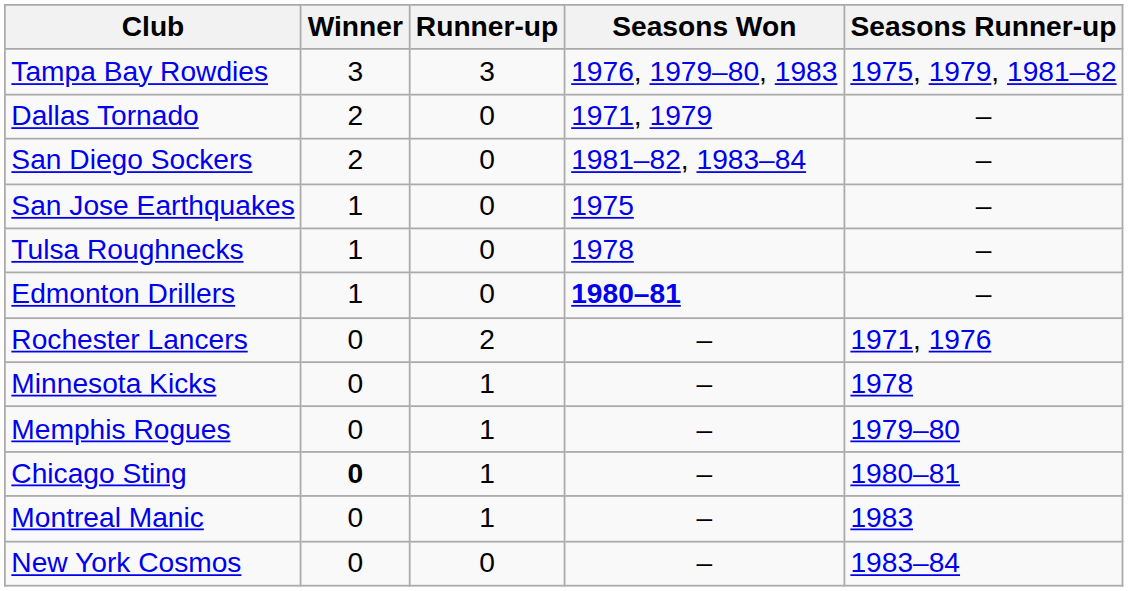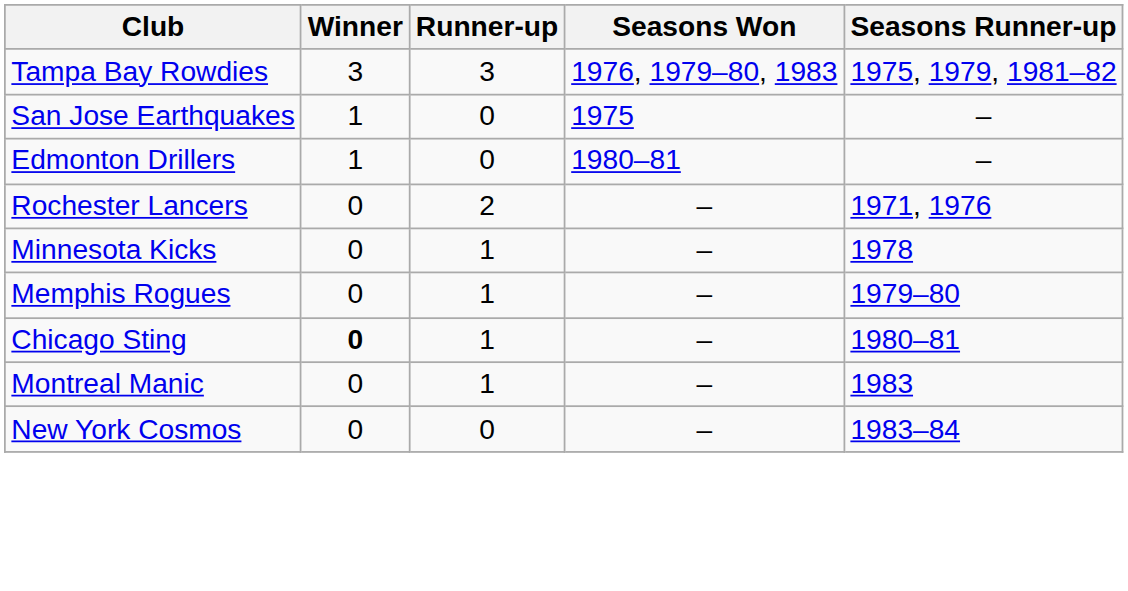- row: (105, 116)
- row: (132, 160)
- row: (127, 250)
(626, 294) bold -> (626, 160) normal
